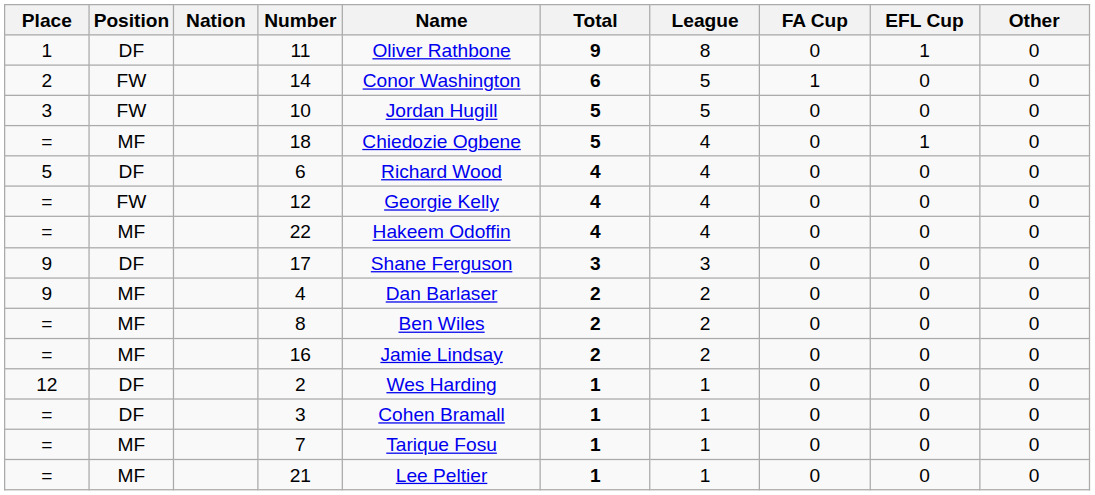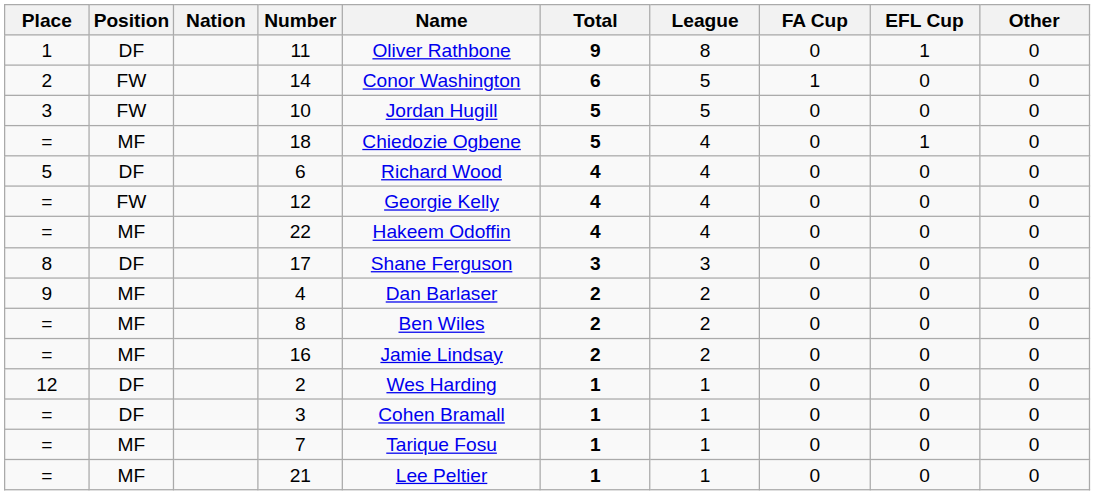(47, 263) 9 -> (47, 263) 8
